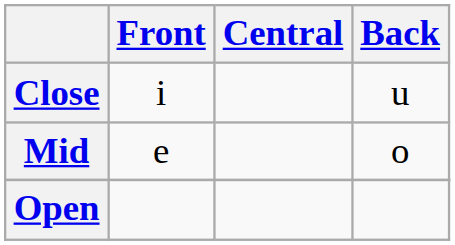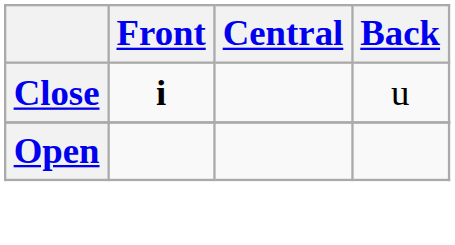(161, 92) normal -> (161, 92) bold
- row: (57, 150)
